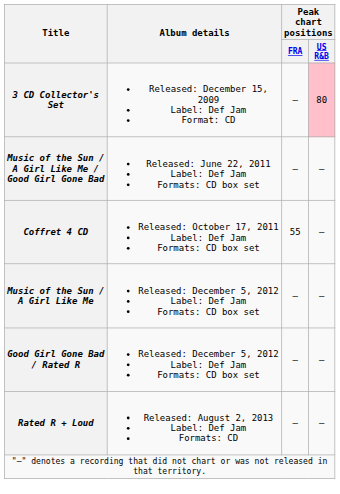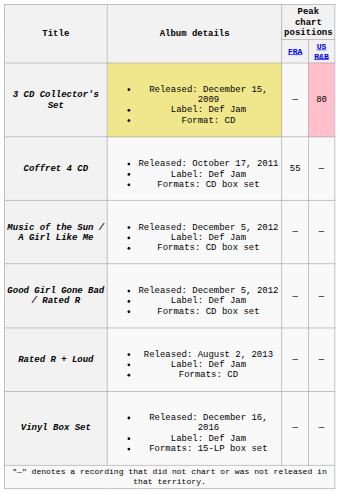(195, 105) no background -> (195, 105) khaki background
- row: (56, 169)
+ row: (56, 428)
